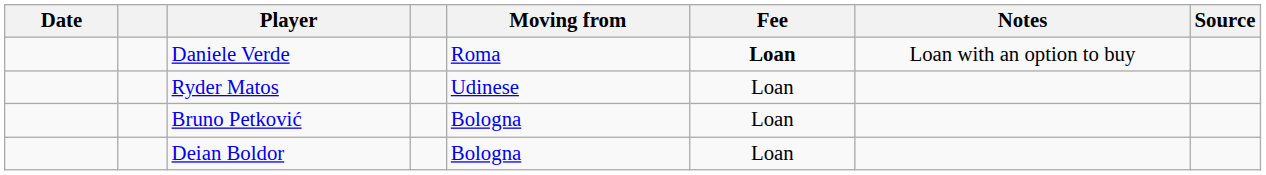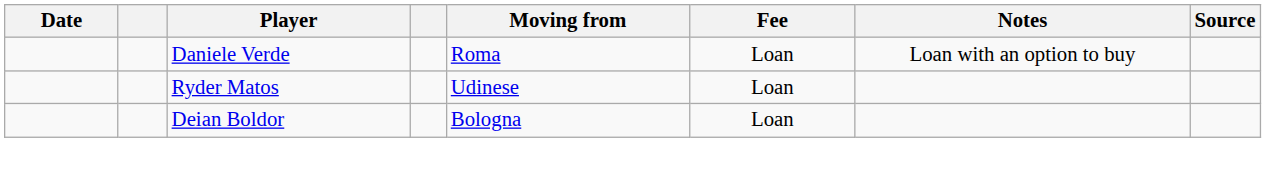(772, 53) bold -> (772, 53) normal
- row: (237, 119)
